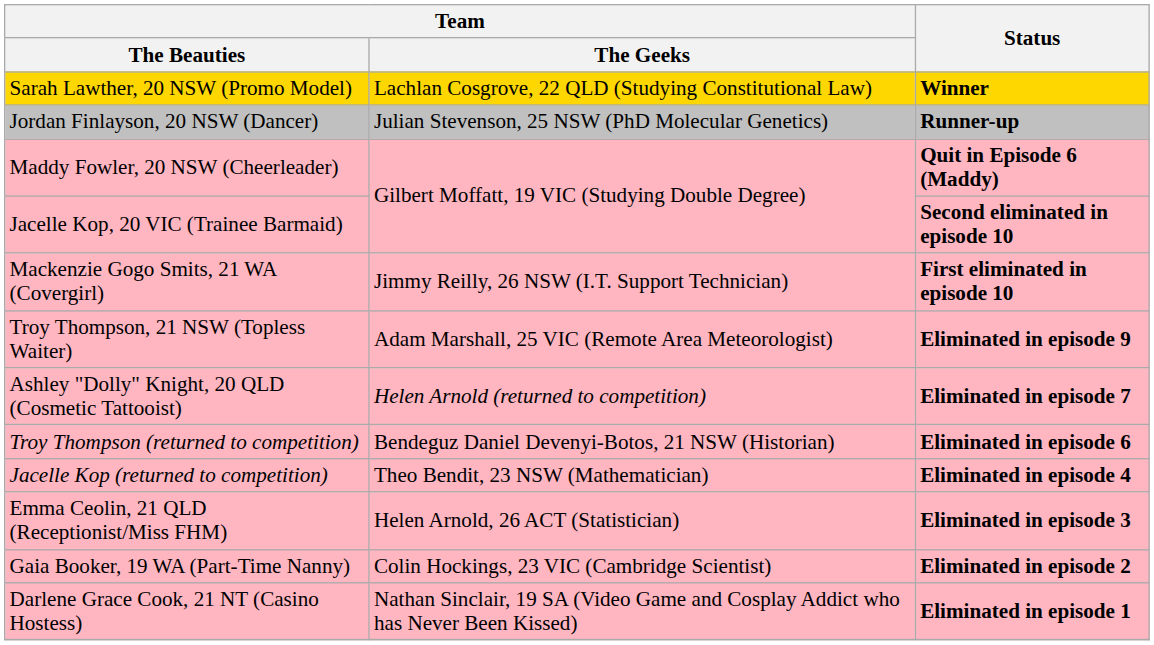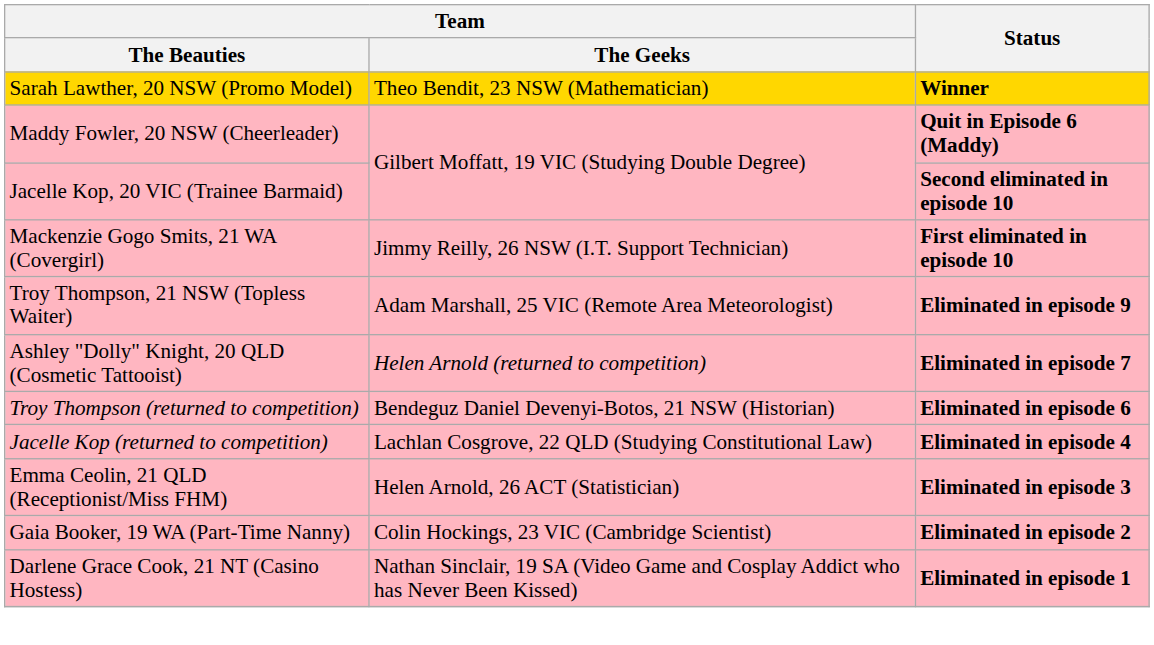(623, 88) Lachlan Cosgrove, 22 QLD (Studying Constitutional Law) -> (541, 88) Theo Bendit, 23 NSW (Mathematician)
- row: (164, 121)
(541, 474) Theo Bendit, 23 NSW (Mathematician) -> (623, 441) Lachlan Cosgrove, 22 QLD (Studying Constitutional Law)
